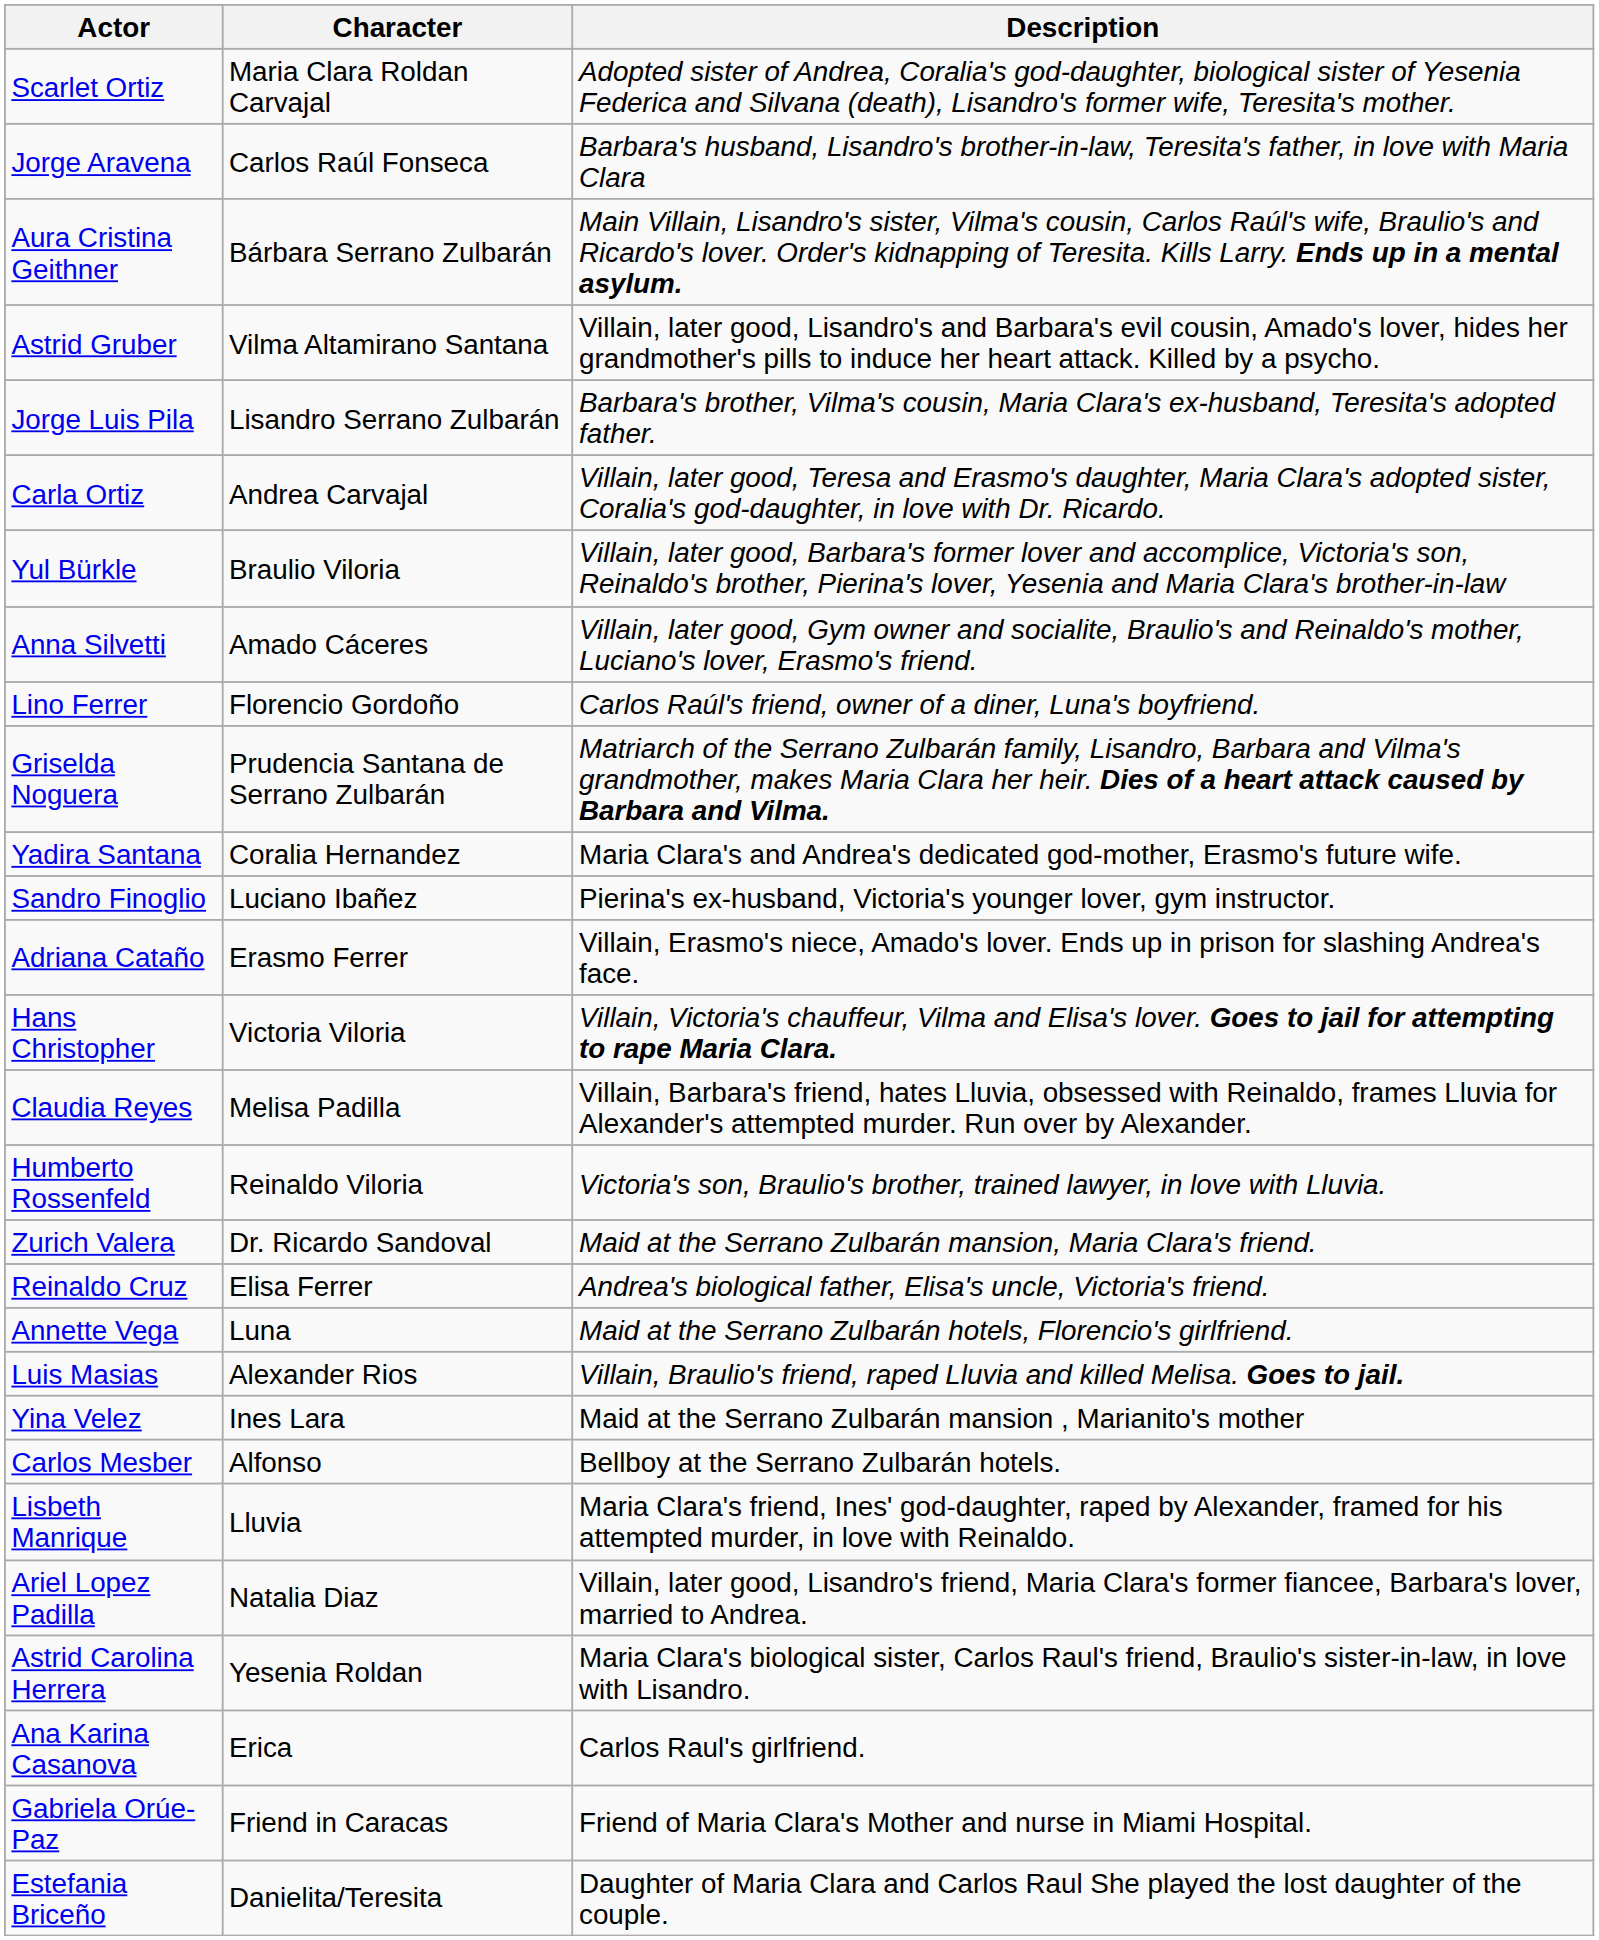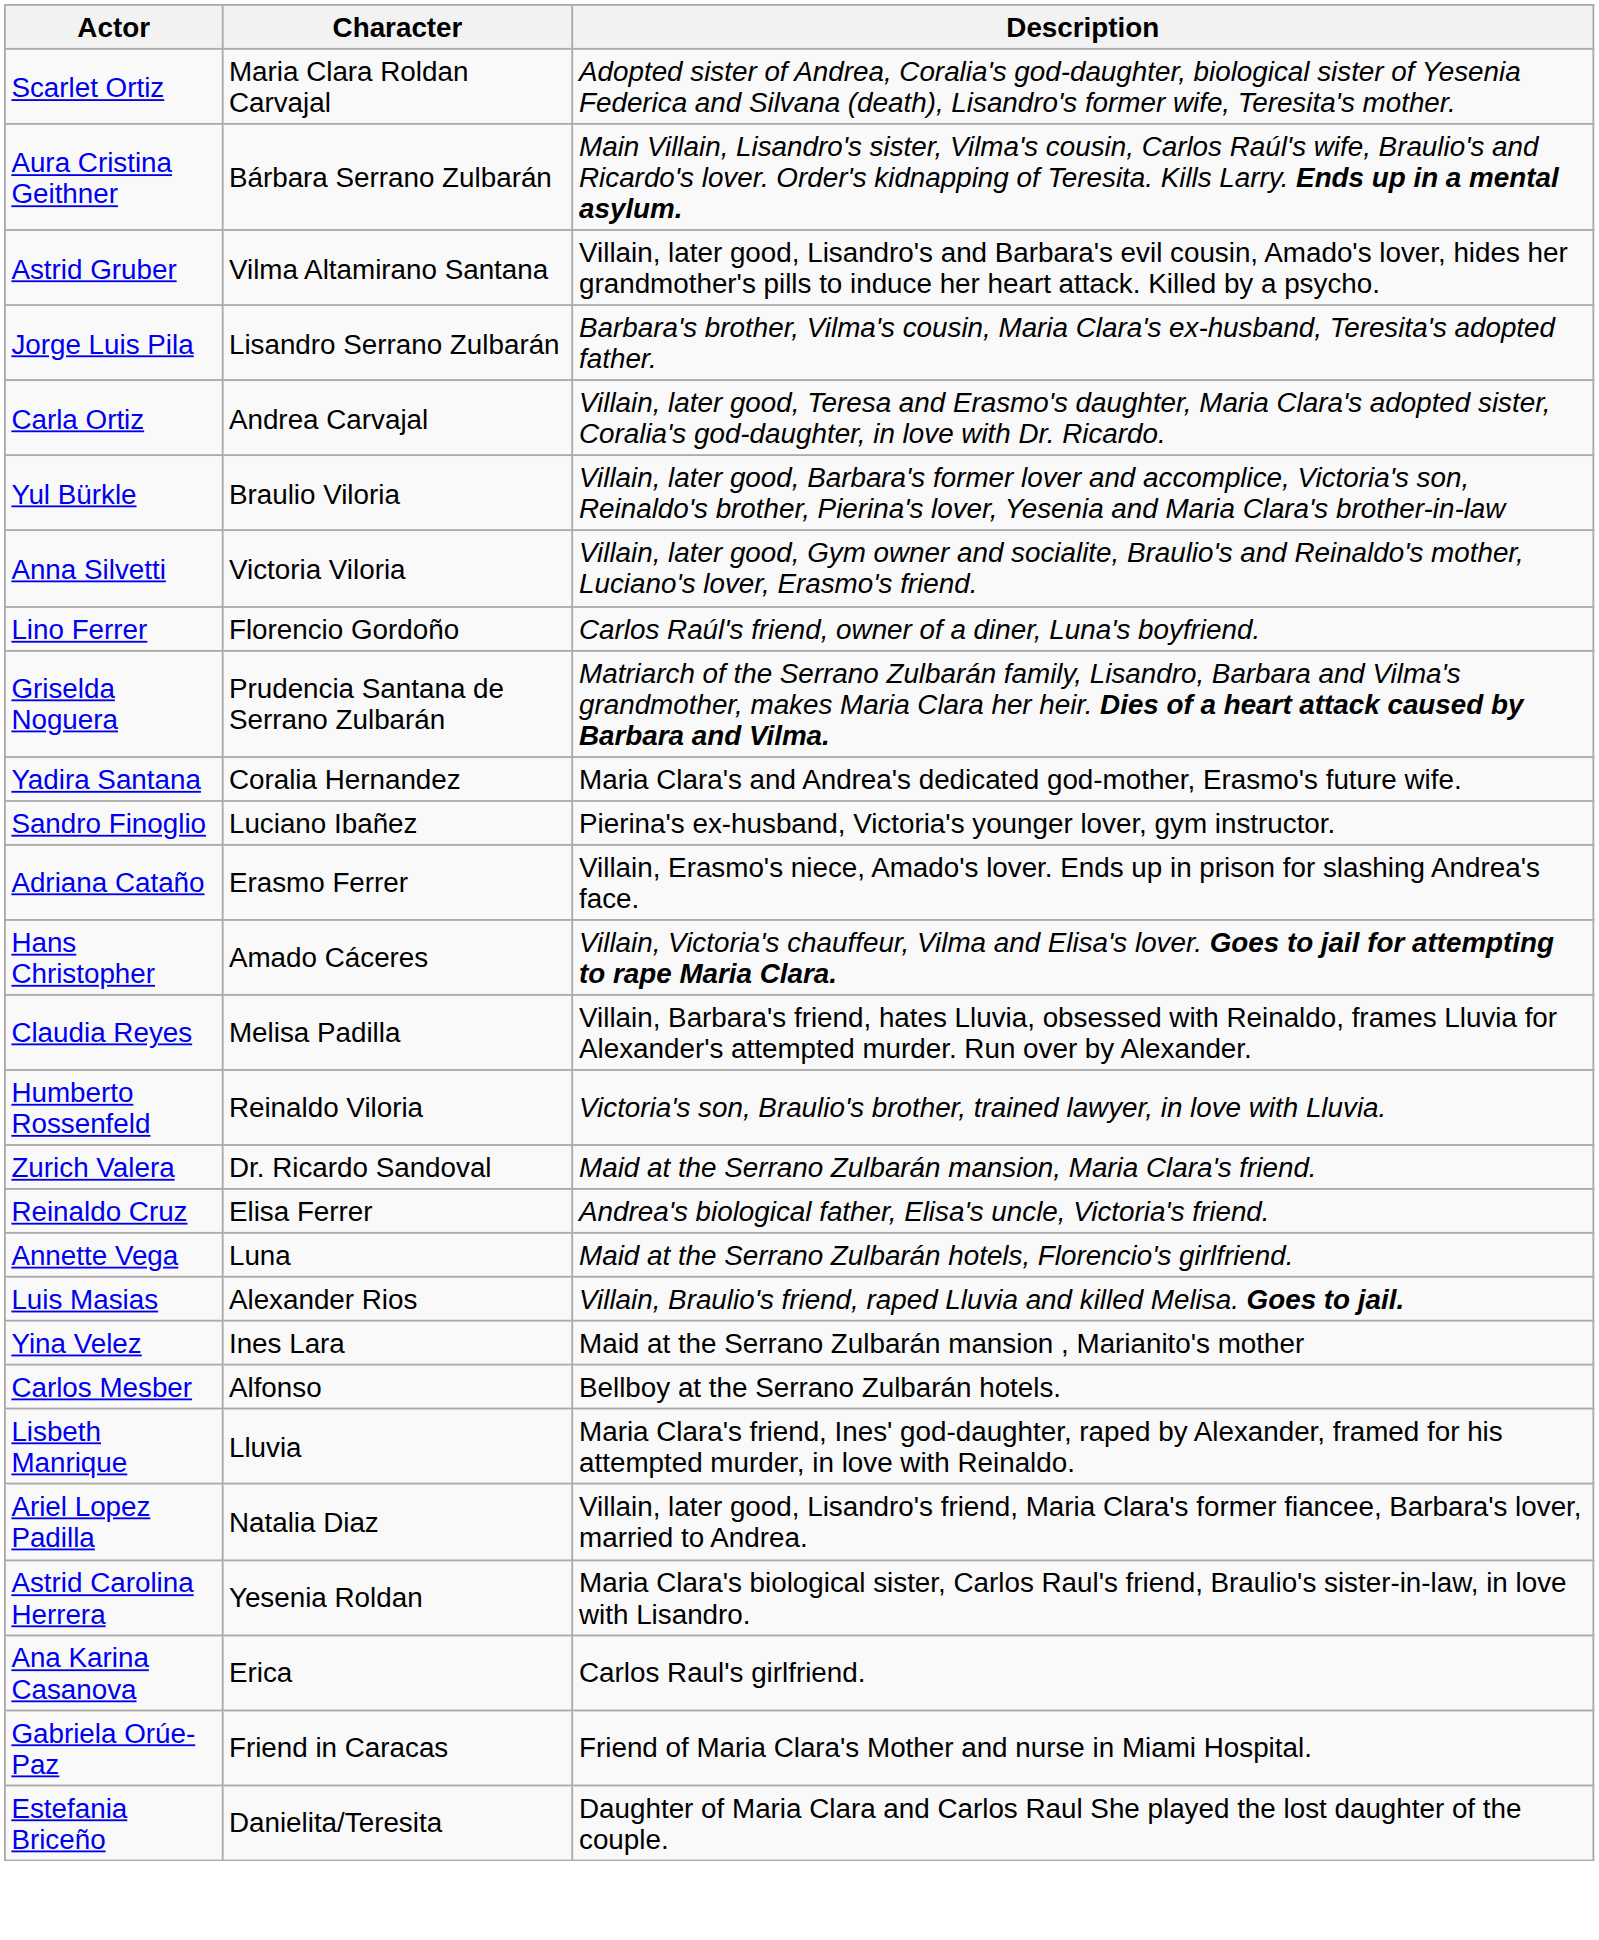- row: (101, 162)
(329, 644) Amado Cáceres -> (317, 569) Victoria Viloria
(317, 1032) Victoria Viloria -> (329, 957) Amado Cáceres
